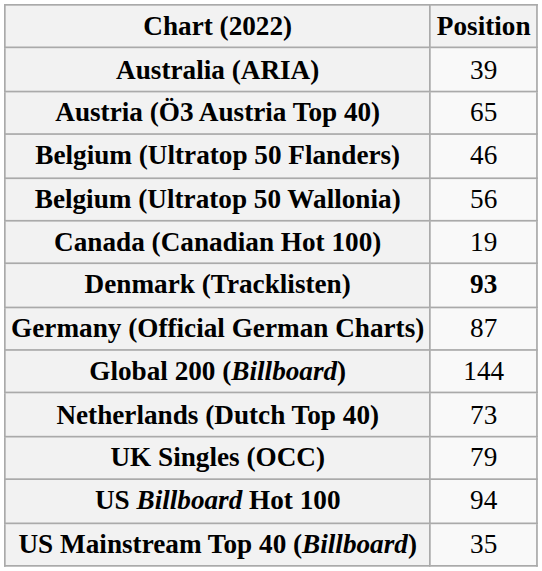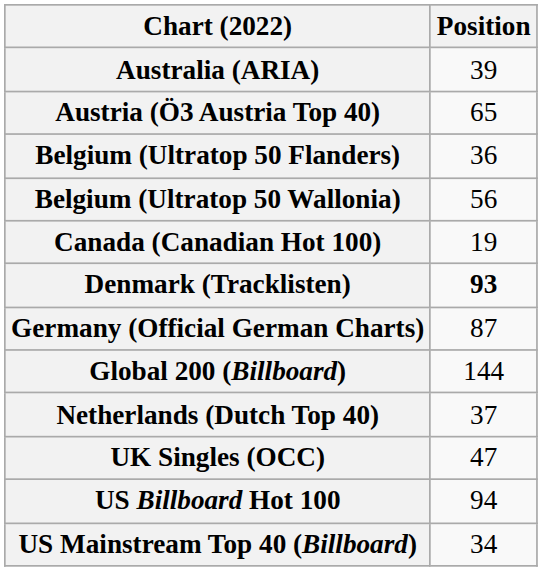(484, 155) 46 -> (484, 155) 36
(484, 414) 73 -> (484, 414) 37
(484, 457) 79 -> (484, 457) 47
(484, 543) 35 -> (484, 543) 34
